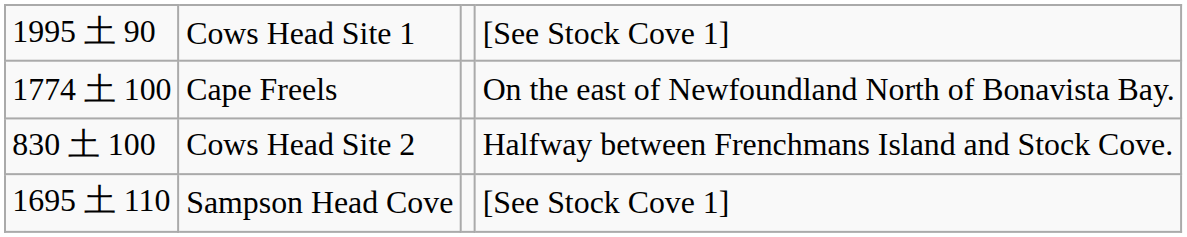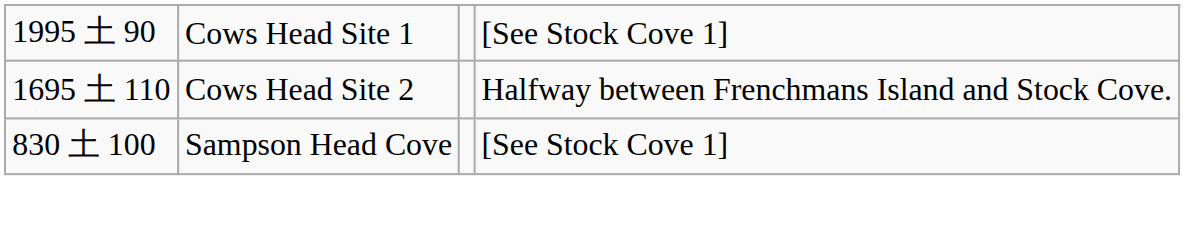- row: (262, 89)
(84, 144) 830 土 100 -> (91, 88) 1695 土 110
(91, 201) 1695 土 110 -> (84, 144) 830 土 100
